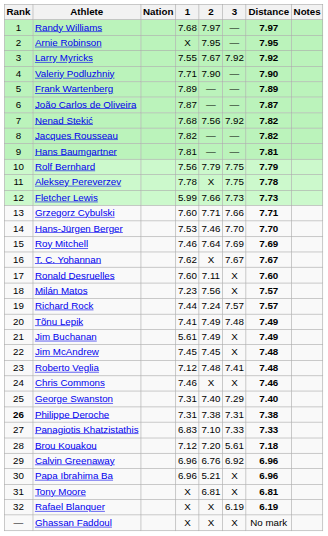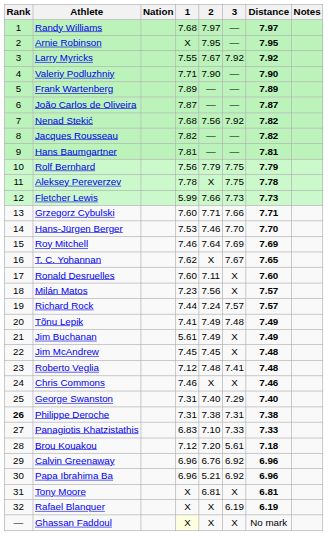(269, 259) 7.67 -> (269, 259) 7.65
(234, 476) X -> (234, 476) 6.92
(187, 523) no background -> (187, 523) lightyellow background
